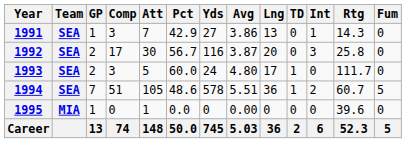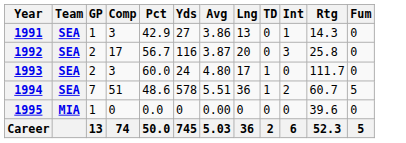- column: (153, 14)
